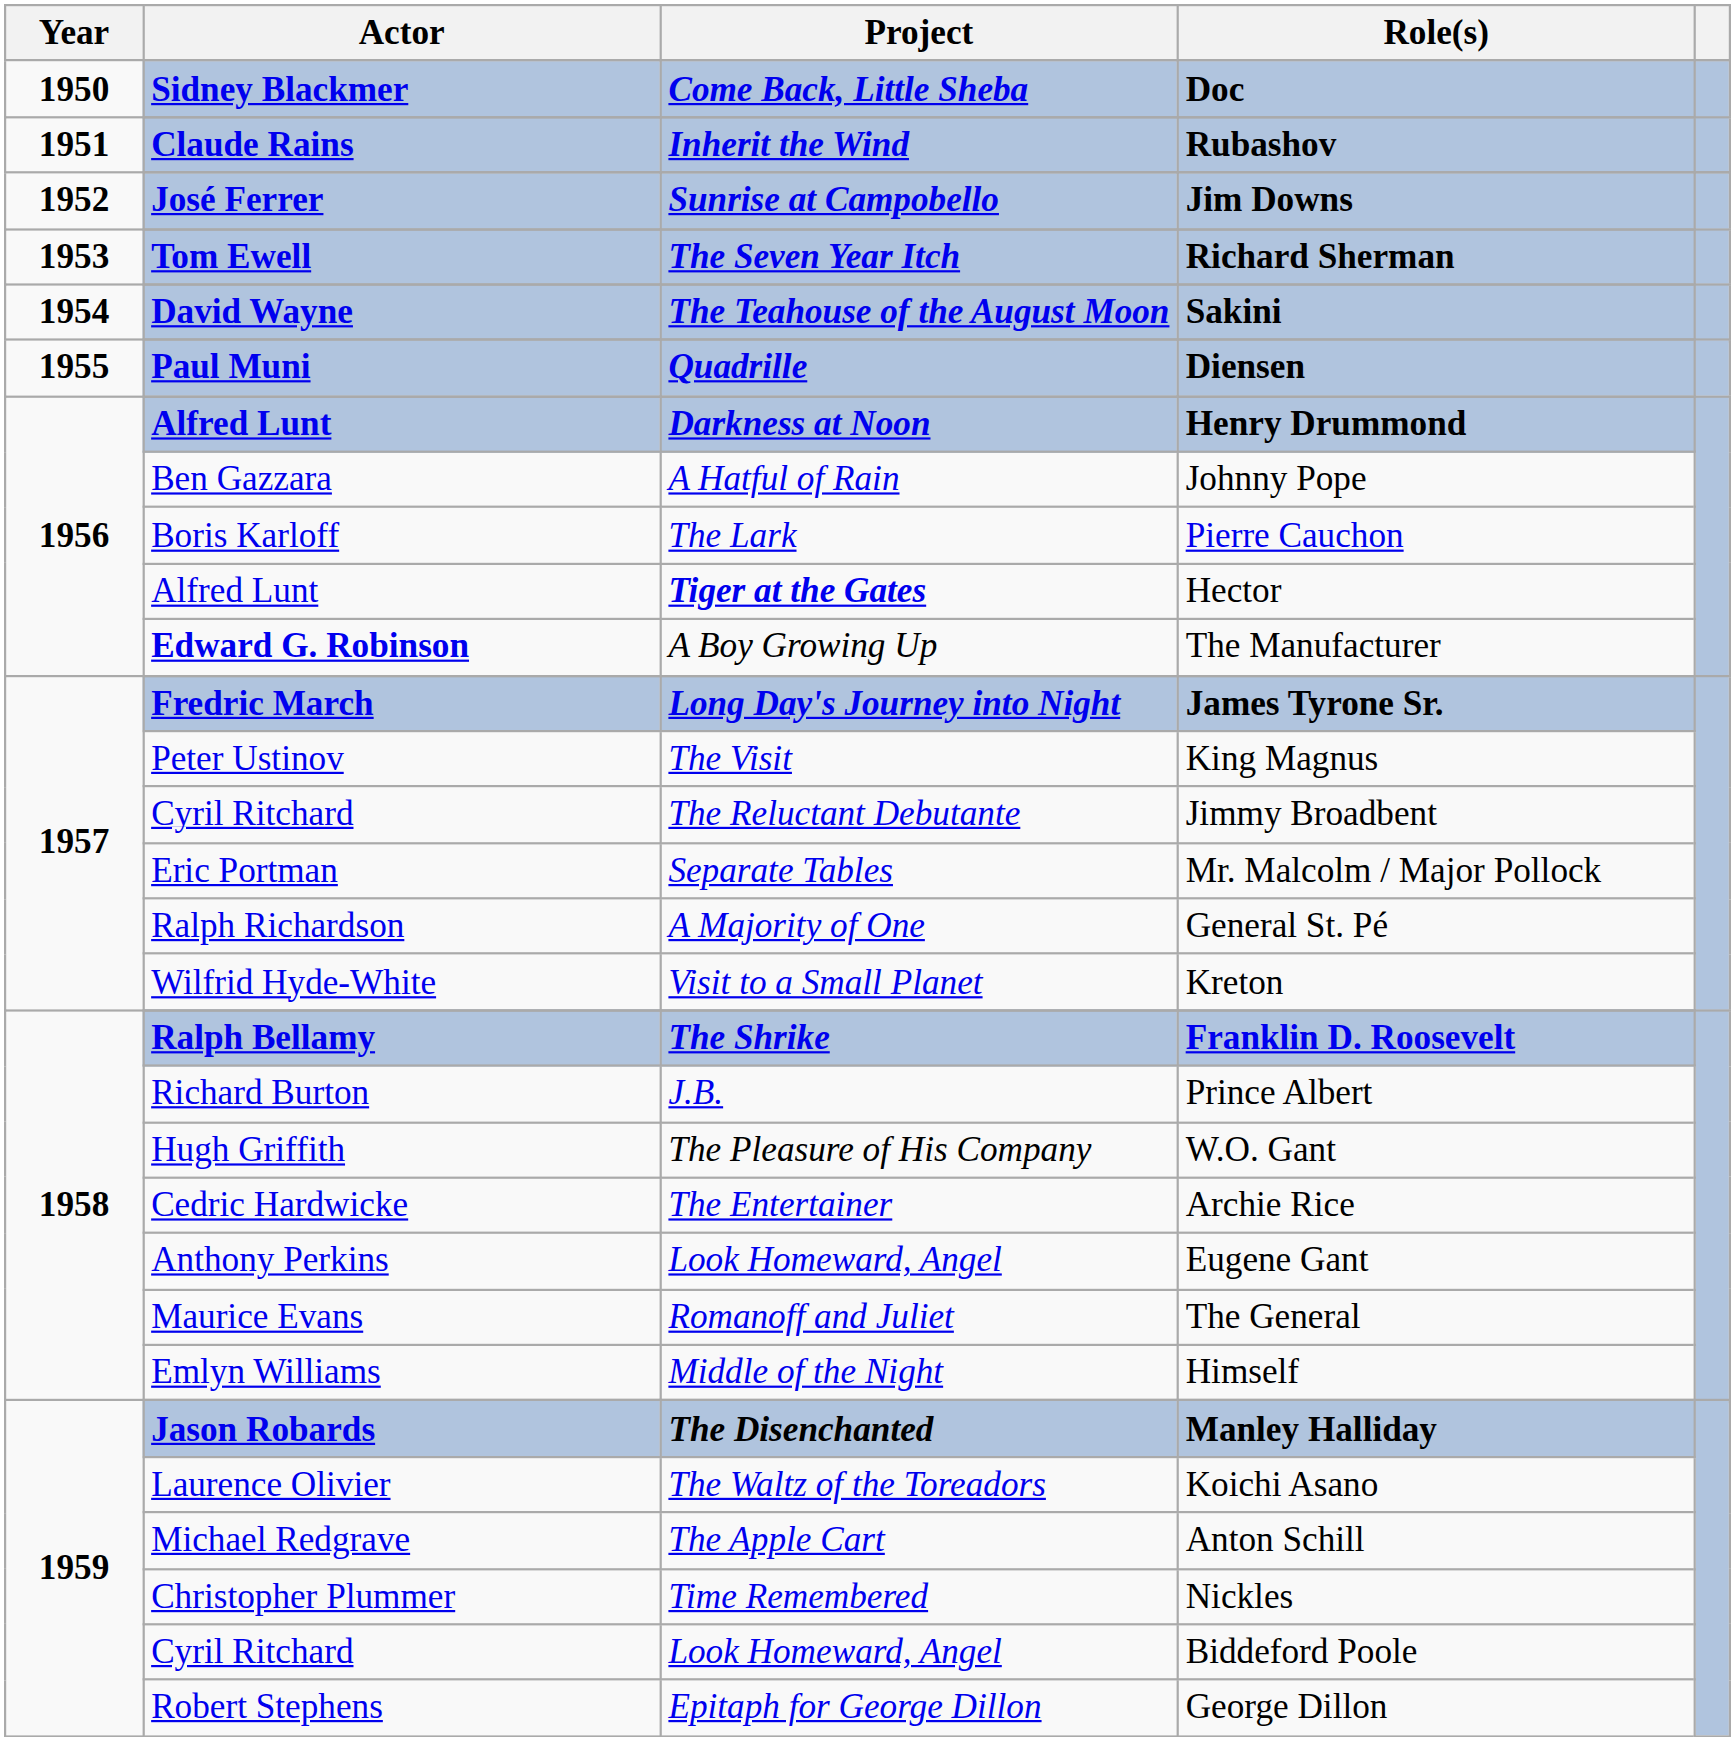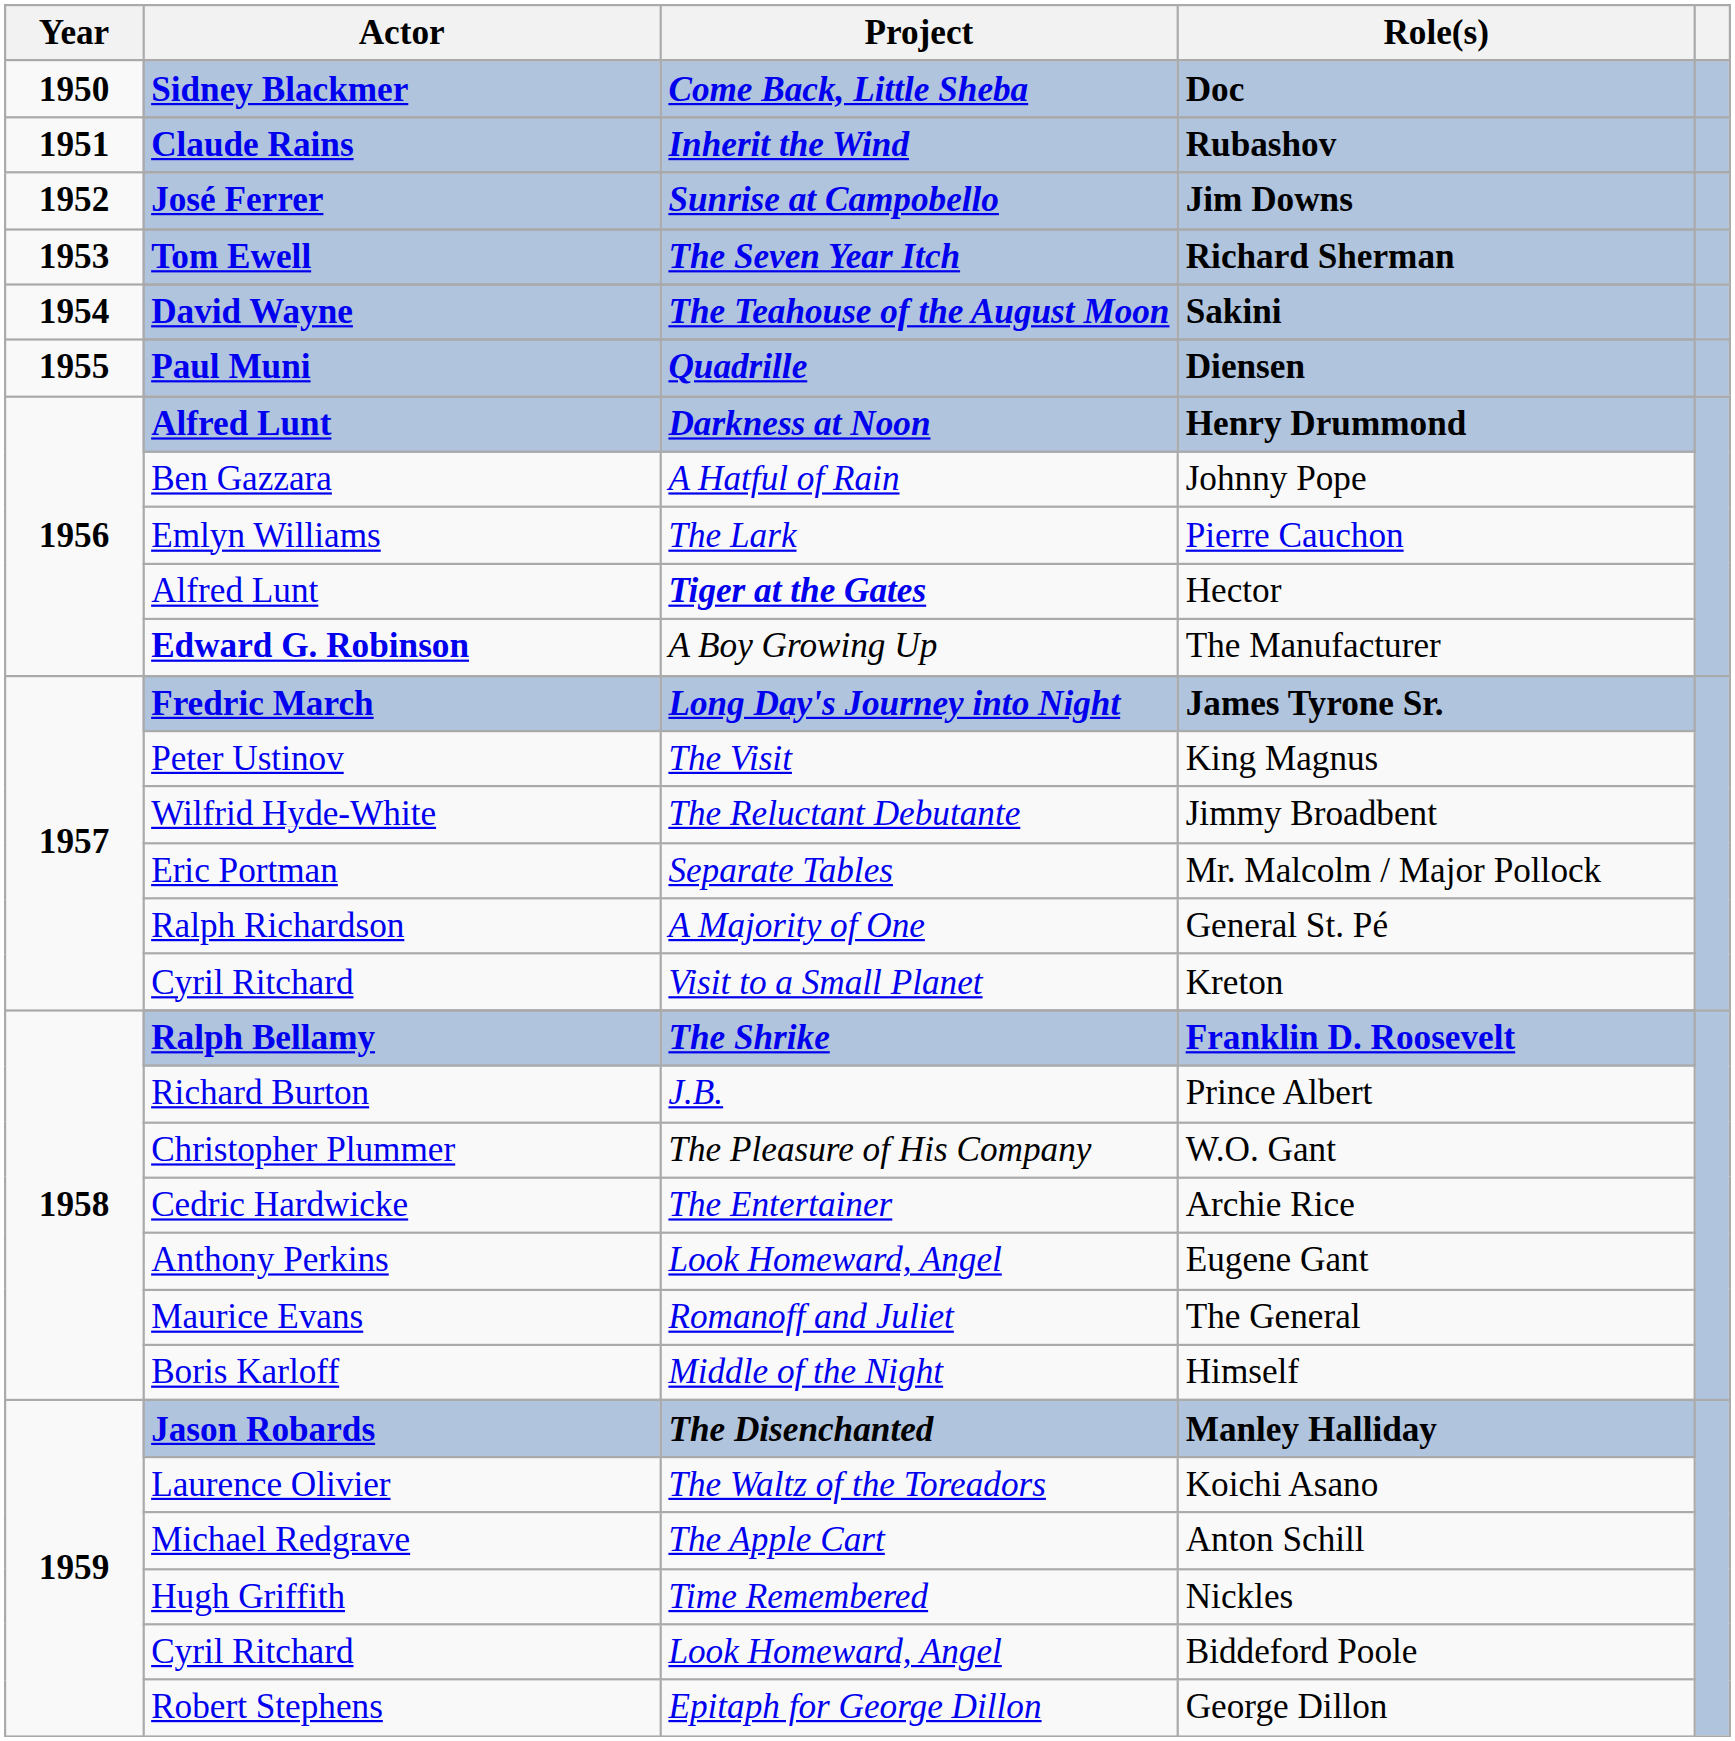(245, 534) Boris Karloff -> (266, 534) Emlyn Williams
(252, 813) Cyril Ritchard -> (294, 813) Wilfrid Hyde-White
(294, 981) Wilfrid Hyde-White -> (252, 981) Cyril Ritchard
(248, 1148) Hugh Griffith -> (303, 1148) Christopher Plummer
(266, 1372) Emlyn Williams -> (245, 1372) Boris Karloff
(303, 1595) Christopher Plummer -> (248, 1595) Hugh Griffith
